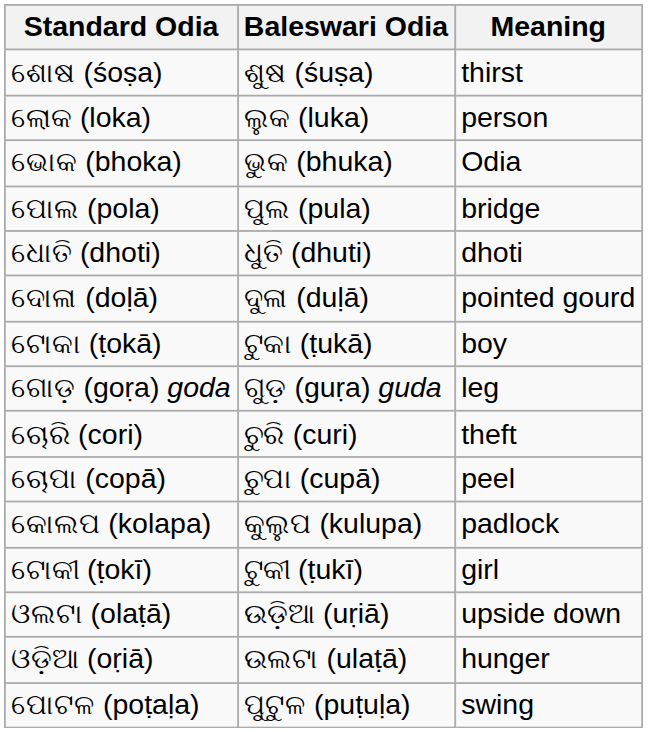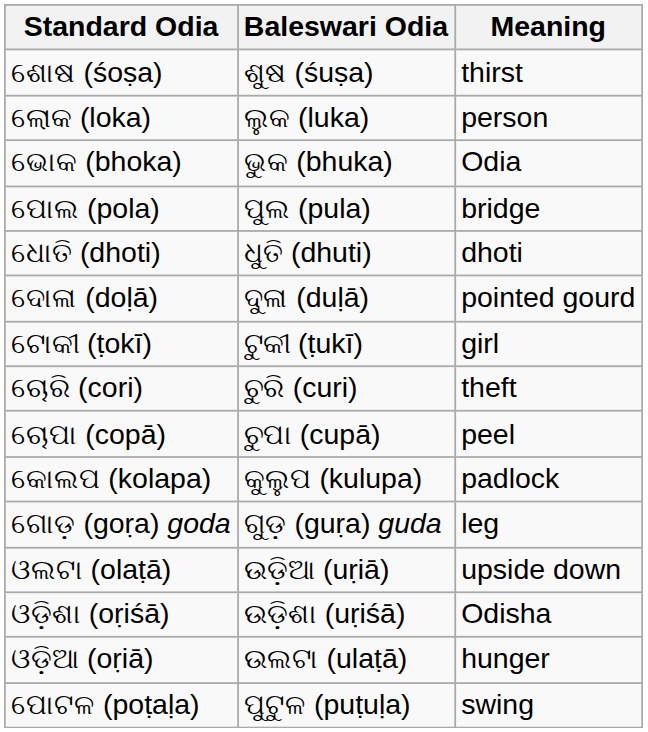- row: (87, 343)
rows swapped: (82, 569) <-> (121, 388)
+ row: (90, 614)
